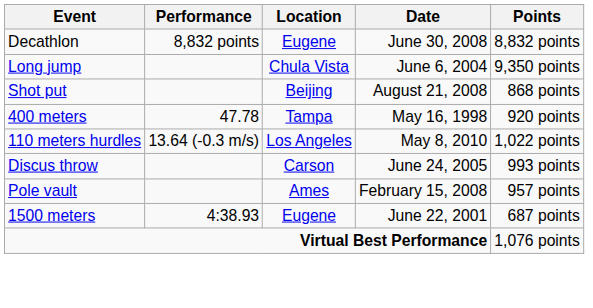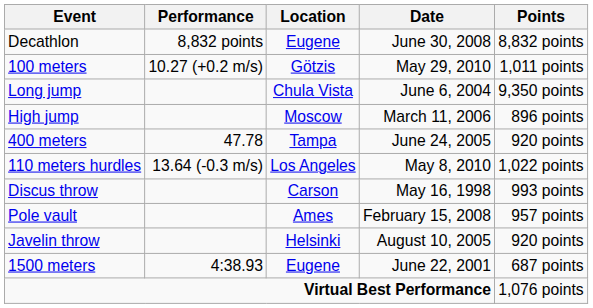+ row: (47, 66)
- row: (37, 91)
+ row: (43, 116)
(440, 116) May 16, 1998 -> (441, 141) June 24, 2005
(437, 166) June 24, 2005 -> (444, 191) May 16, 1998
+ row: (54, 240)
